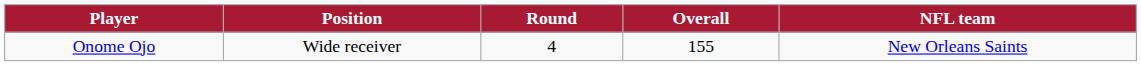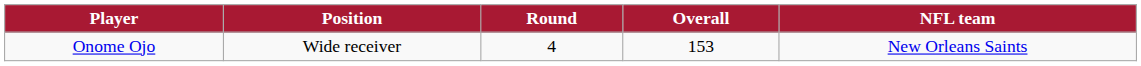(701, 46) 155 -> (701, 46) 153
